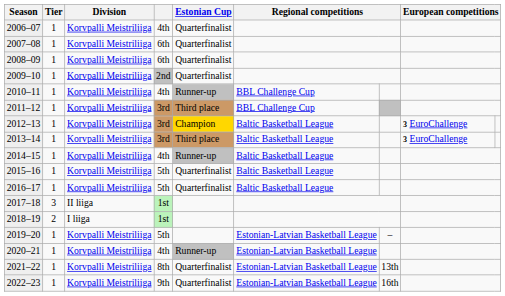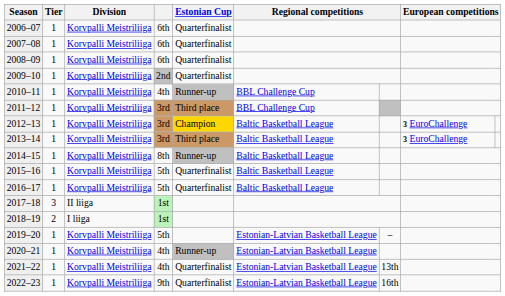(163, 27) 4th -> (163, 27) 6th
(163, 155) 4th -> (163, 155) 8th
(163, 266) 8th -> (163, 266) 4th
